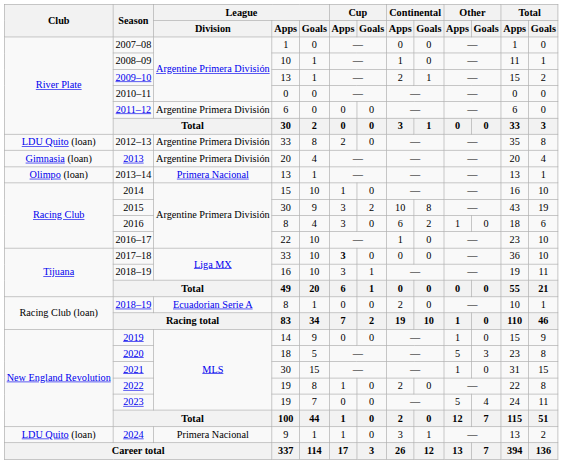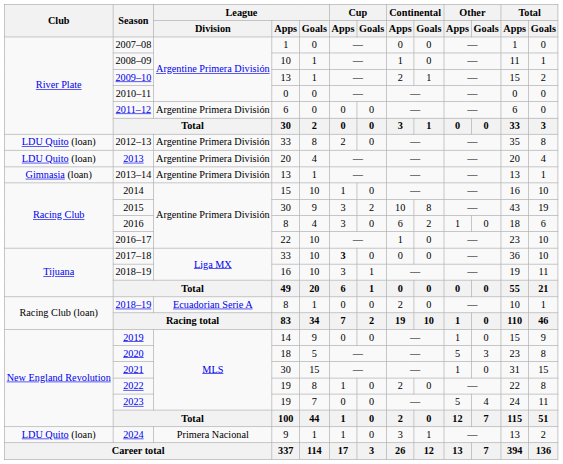(59, 158) Gimnasia (loan) -> (59, 158) LDU Quito (loan)
(59, 175) Olimpo (loan) -> (59, 175) Gimnasia (loan)
(213, 175) Primera Nacional -> (213, 175) Argentine Primera División
